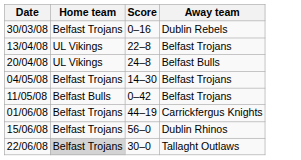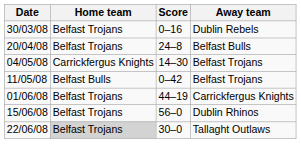- row: (27, 46)
(78, 63) UL Vikings -> (88, 46) Belfast Trojans
(88, 79) Belfast Trojans -> (103, 63) Carrickfergus Knights
